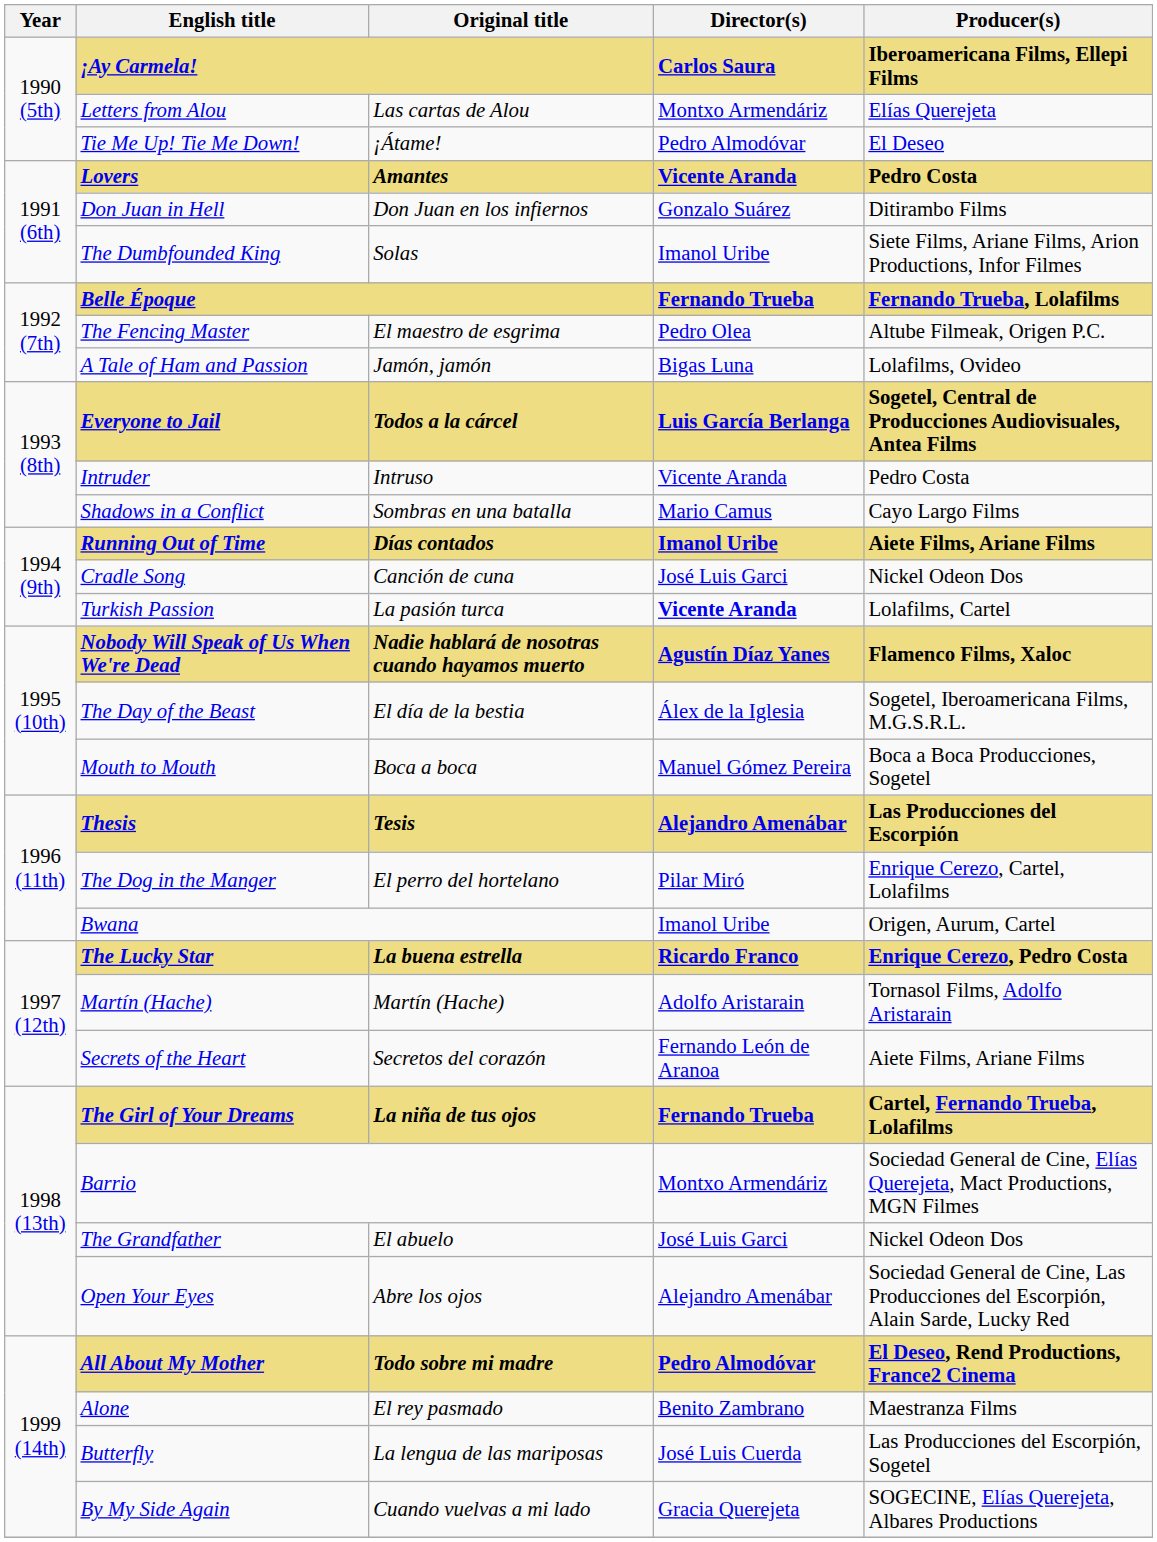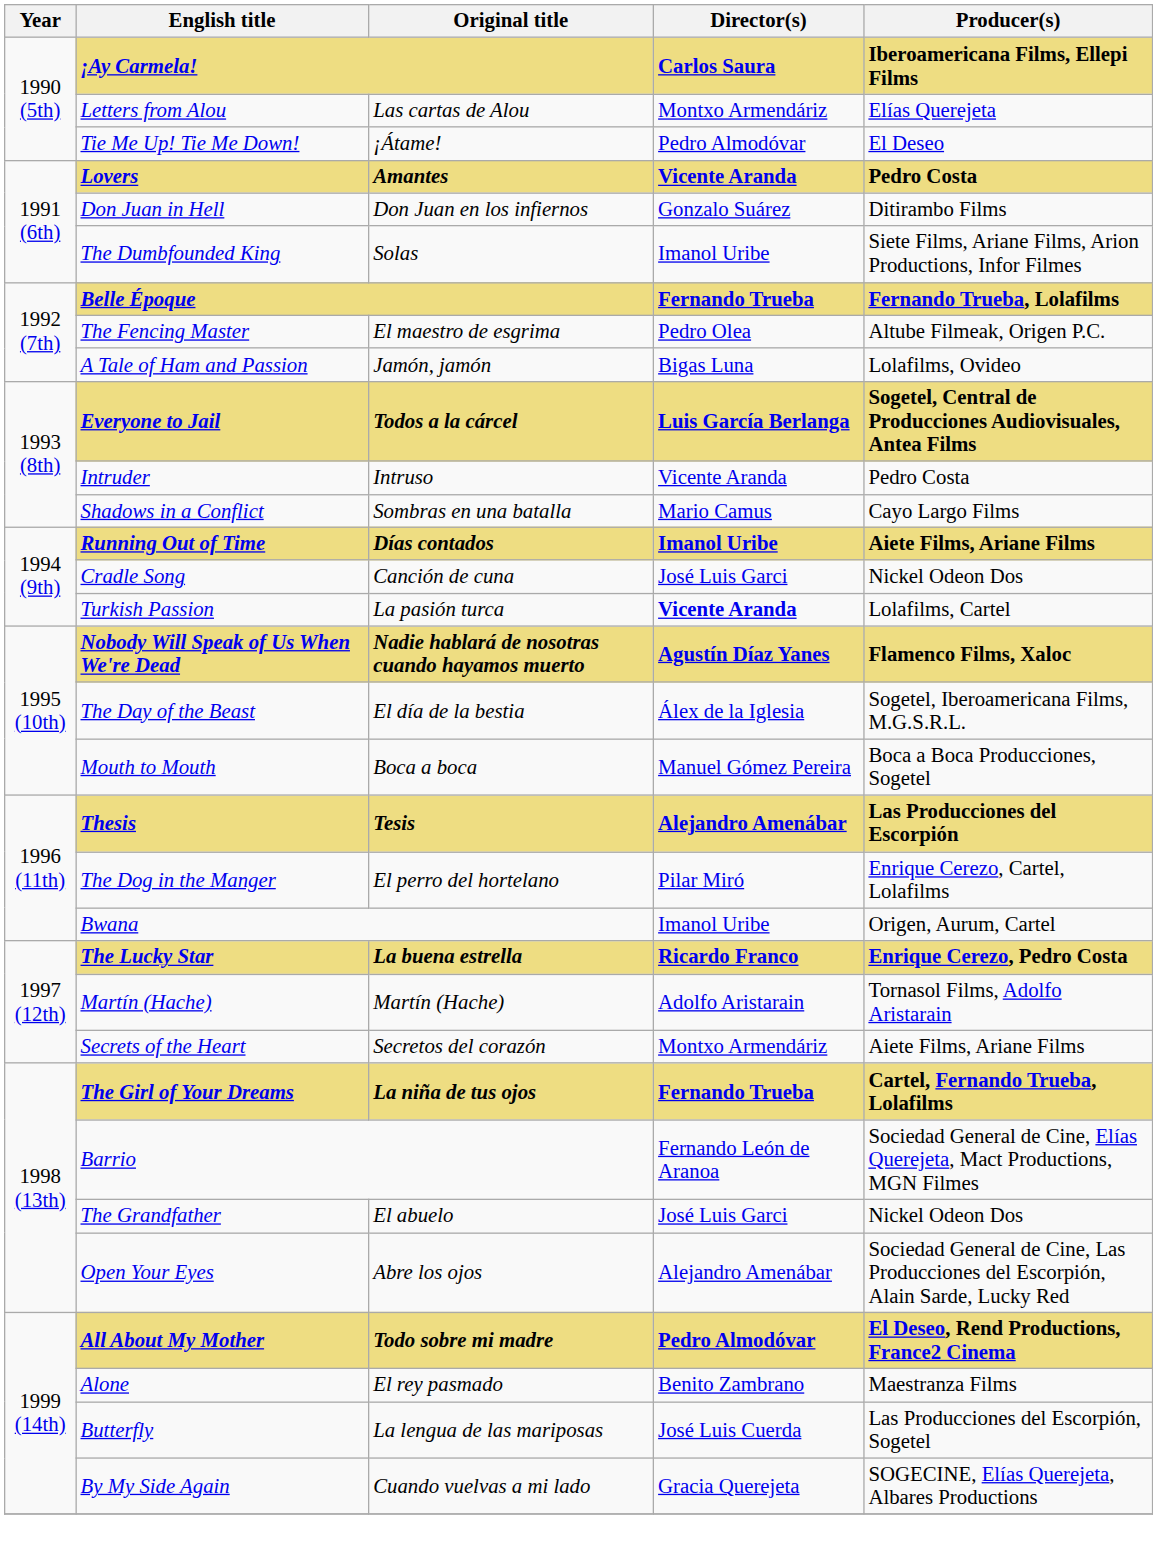(734, 1058) Fernando León de Aranoa -> (743, 1046) Montxo Armendáriz
(743, 1182) Montxo Armendáriz -> (734, 1159) Fernando León de Aranoa
